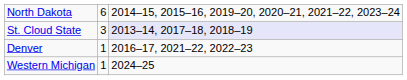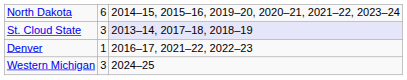(103, 65) 1 -> (103, 65) 3
